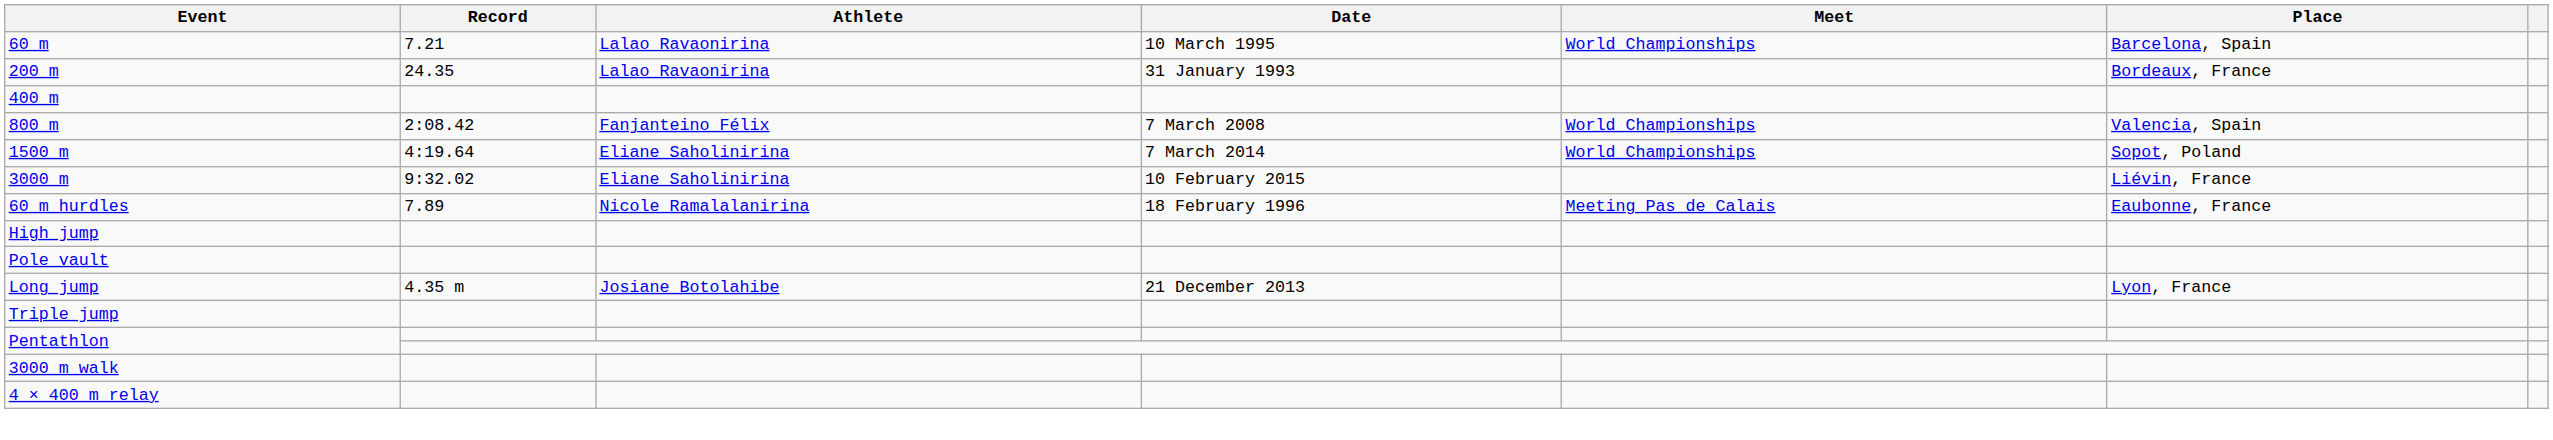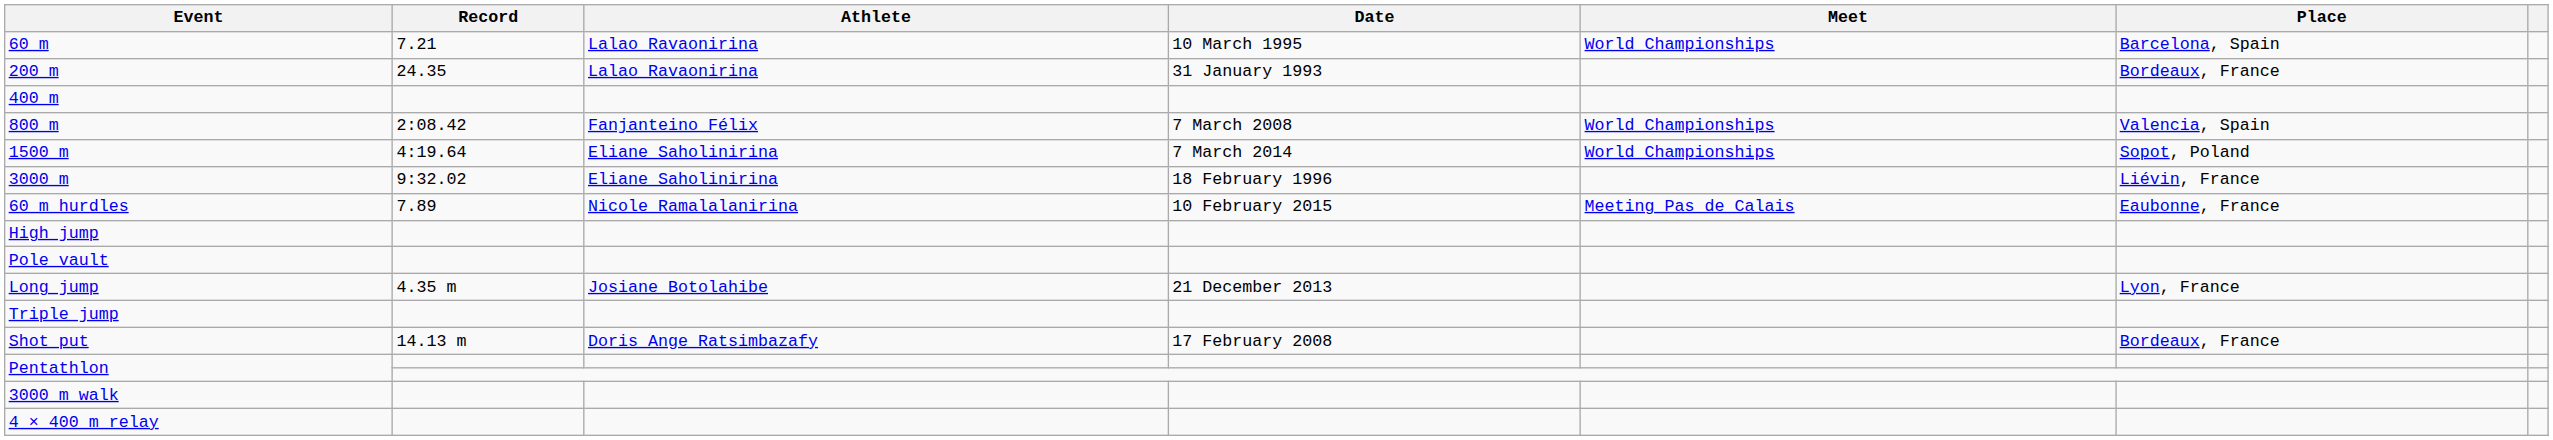(1225, 180) 10 February 2015 -> (1252, 180) 18 February 1996
(1225, 207) 18 February 1996 -> (1252, 207) 10 February 2015
+ row: (49, 341)
